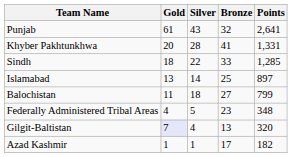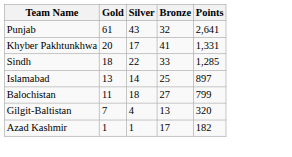(195, 45) 28 -> (134, 45) 17
- row: (83, 111)
(166, 128) lavender background -> (105, 111) no background
